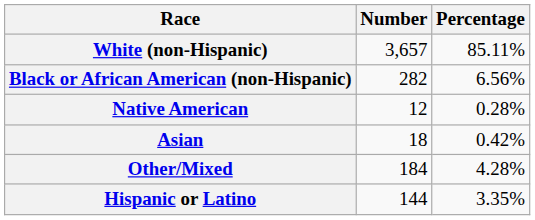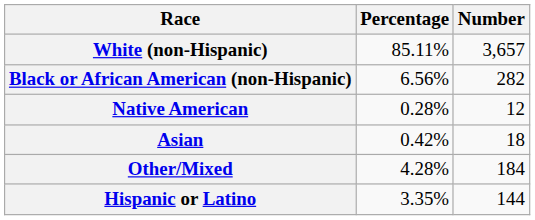columns swapped: (394, 19) <-> (480, 19)
